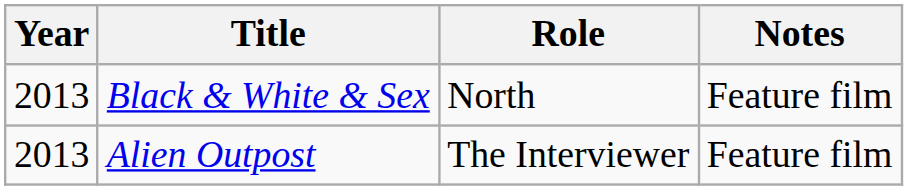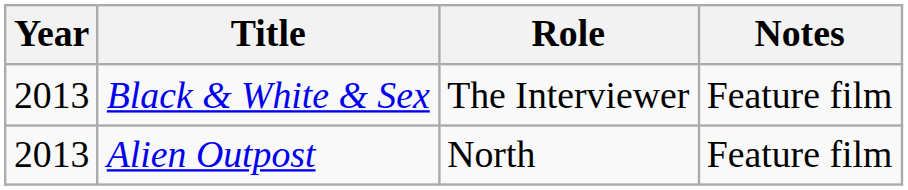(491, 94) North -> (568, 94) The Interviewer
(568, 154) The Interviewer -> (491, 154) North
